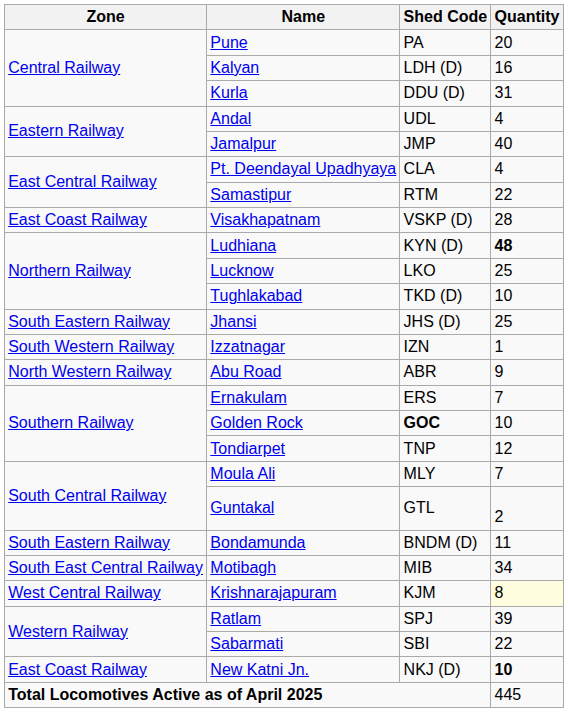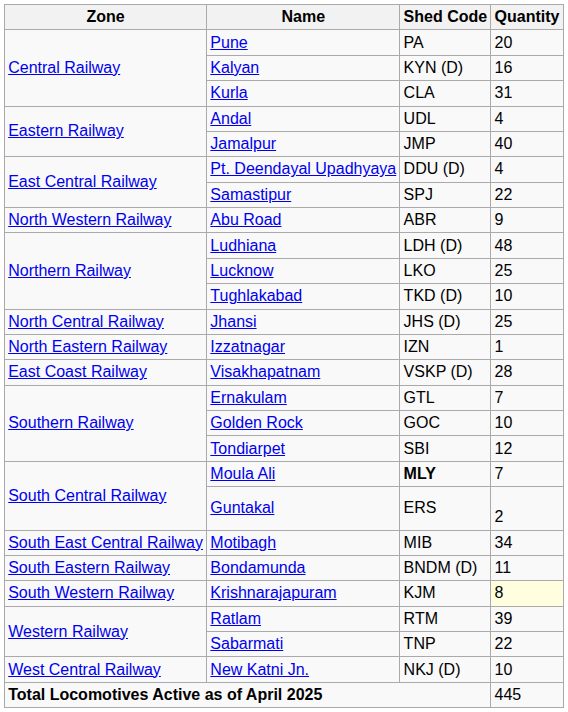(433, 67) LDH (D) -> (433, 67) KYN (D)
(434, 93) DDU (D) -> (419, 93) CLA
(419, 169) CLA -> (434, 169) DDU (D)
(421, 194) RTM -> (418, 194) SPJ
rows swapped: (265, 220) <-> (246, 372)
(433, 245) KYN (D) -> (433, 245) LDH (D)
(503, 245) bold -> (503, 245) normal
(89, 321) South Eastern Railway -> (86, 321) North Central Railway
(91, 347) South Western Railway -> (88, 347) North Eastern Railway
(420, 397) ERS -> (419, 397) GTL
(422, 423) bold -> (422, 423) normal
(420, 448) TNP -> (417, 448) SBI
(419, 473) normal -> (420, 473) bold
(419, 508) GTL -> (420, 508) ERS
rows swapped: (258, 542) <-> (243, 568)
(85, 593) West Central Railway -> (91, 593) South Western Railway
(418, 618) SPJ -> (421, 618) RTM
(417, 644) SBI -> (420, 644) TNP
(78, 669) East Coast Railway -> (85, 669) West Central Railway
(503, 669) bold -> (503, 669) normal
